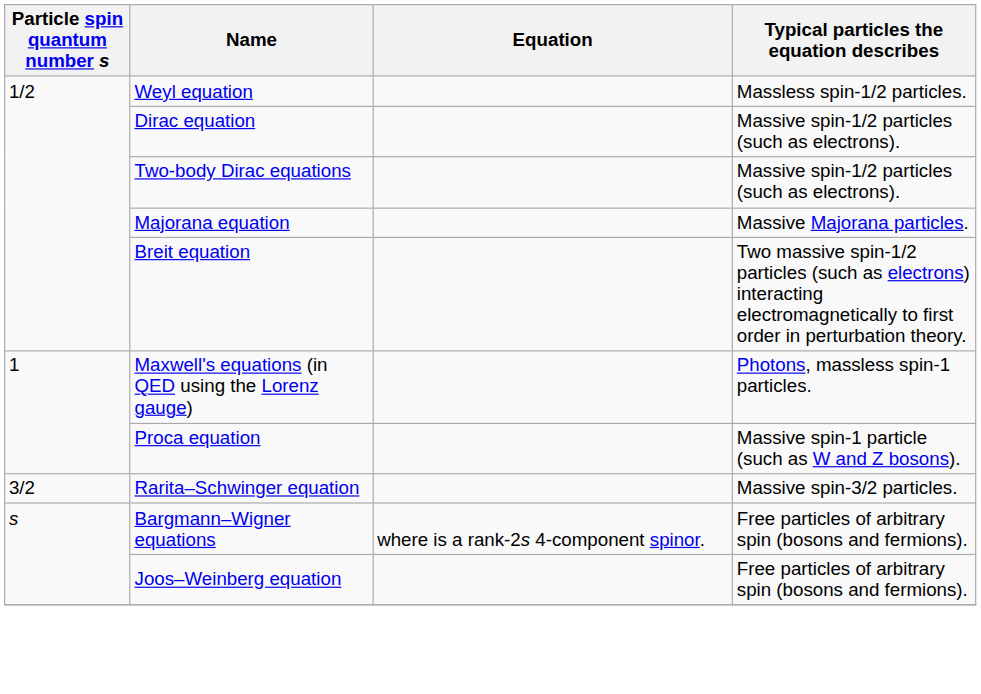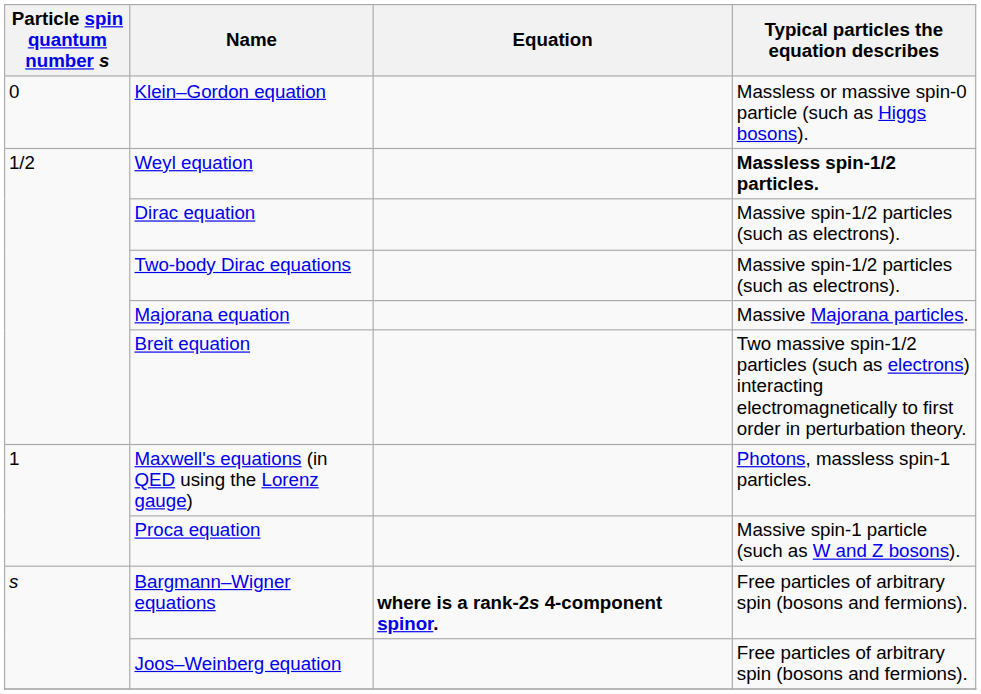+ row: (230, 91)
(852, 91) normal -> (816, 173) bold
- row: (247, 488)
(541, 539) normal -> (520, 612) bold
